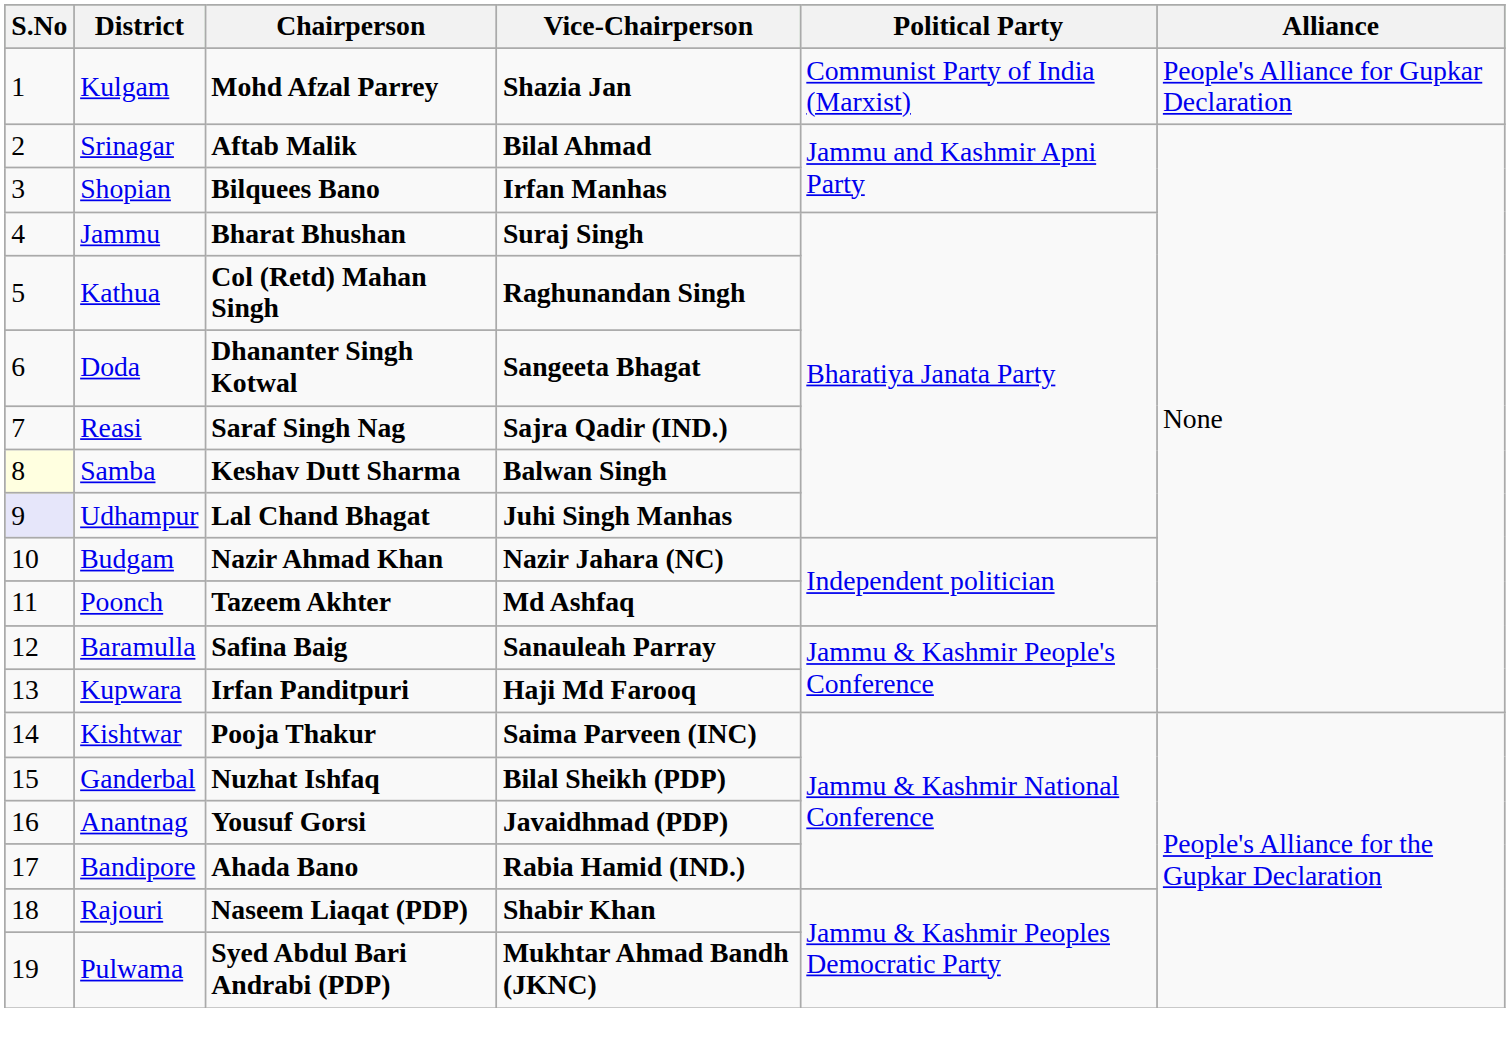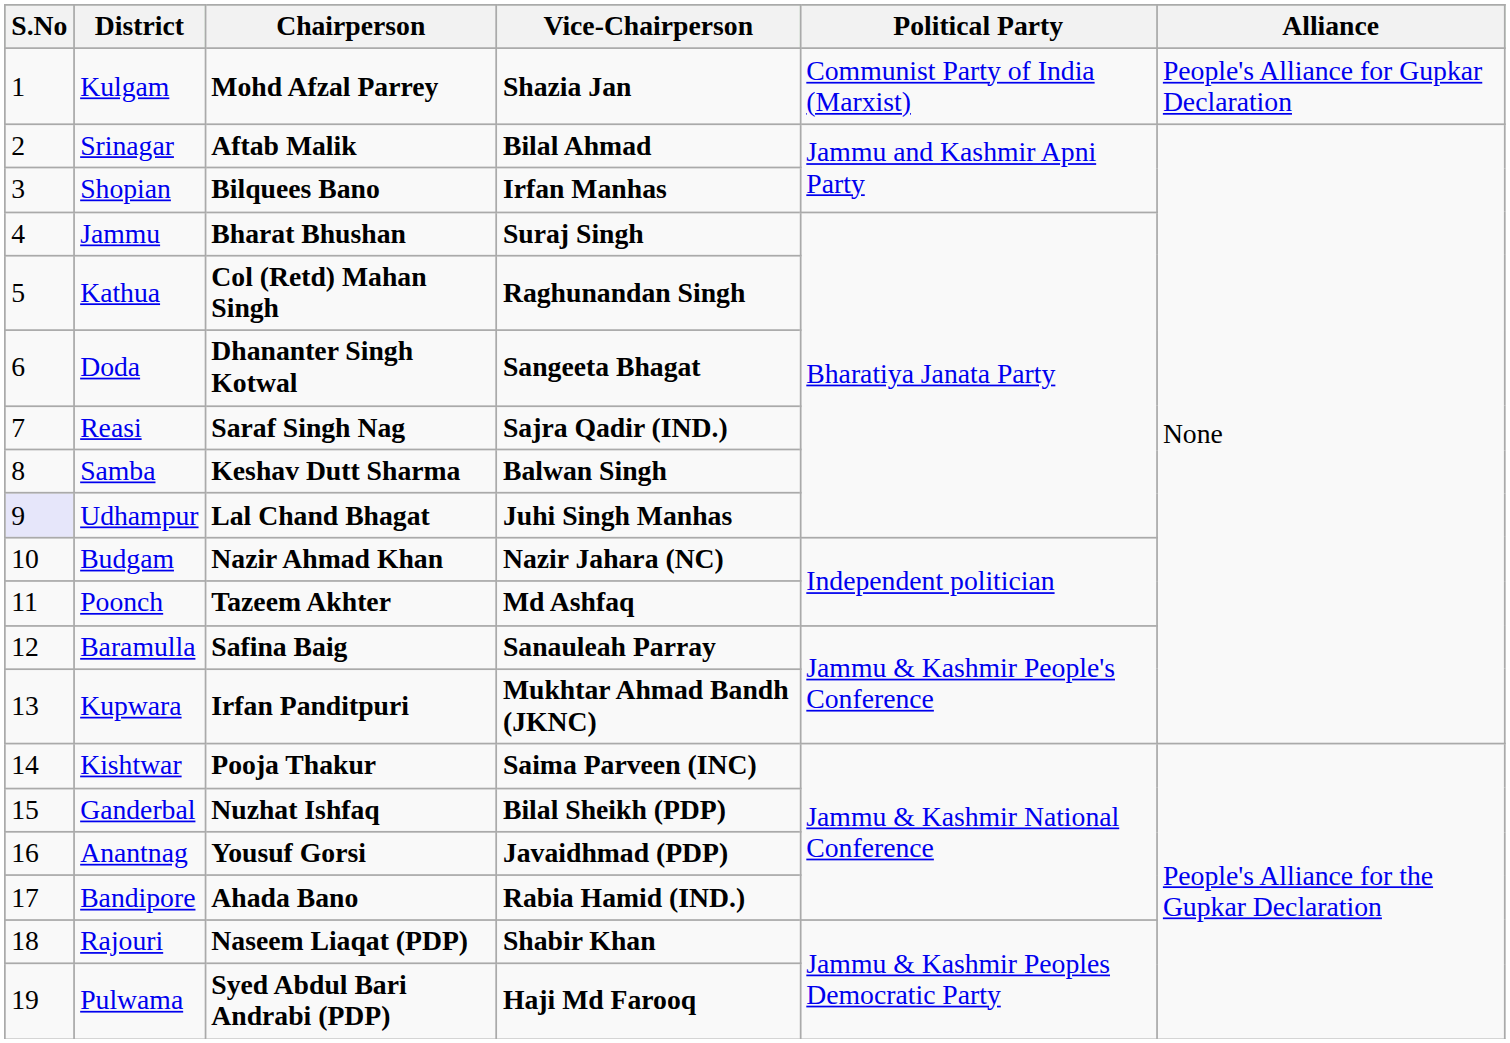(18, 471) lightyellow background -> (18, 471) no background
(600, 690) Haji Md Farooq -> (646, 706) Mukhtar Ahmad Bandh (JKNC)
(646, 969) Mukhtar Ahmad Bandh (JKNC) -> (600, 1000) Haji Md Farooq
